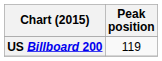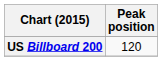(131, 46) 119 -> (131, 46) 120
